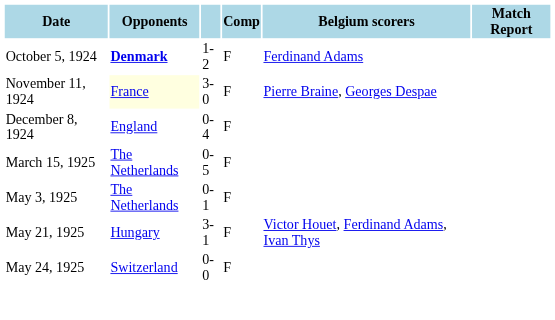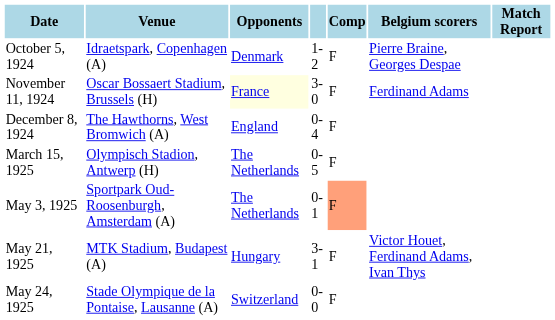+ column: (157, 21)
(139, 56) bold -> (257, 56) normal
(313, 56) Ferdinand Adams -> (415, 56) Pierre Braine, Georges Despae
(350, 91) Pierre Braine, Georges Despae -> (419, 91) Ferdinand Adams
(227, 197) no background -> (333, 205) lightsalmon background
